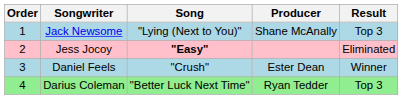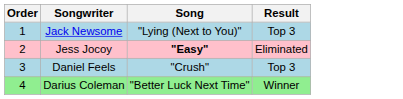- column: (296, 13)
(369, 67) Winner -> (281, 67) Top 3
(369, 85) Top 3 -> (281, 85) Winner
